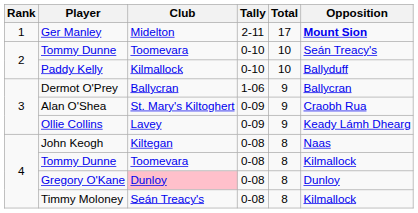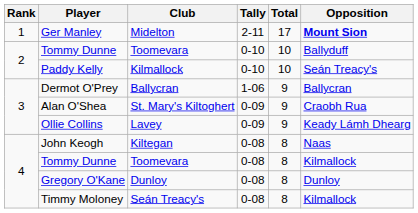(340, 50) Seán Treacy's -> (326, 50) Ballyduff
(326, 69) Ballyduff -> (340, 69) Seán Treacy's
(149, 180) pink background -> (149, 180) no background
